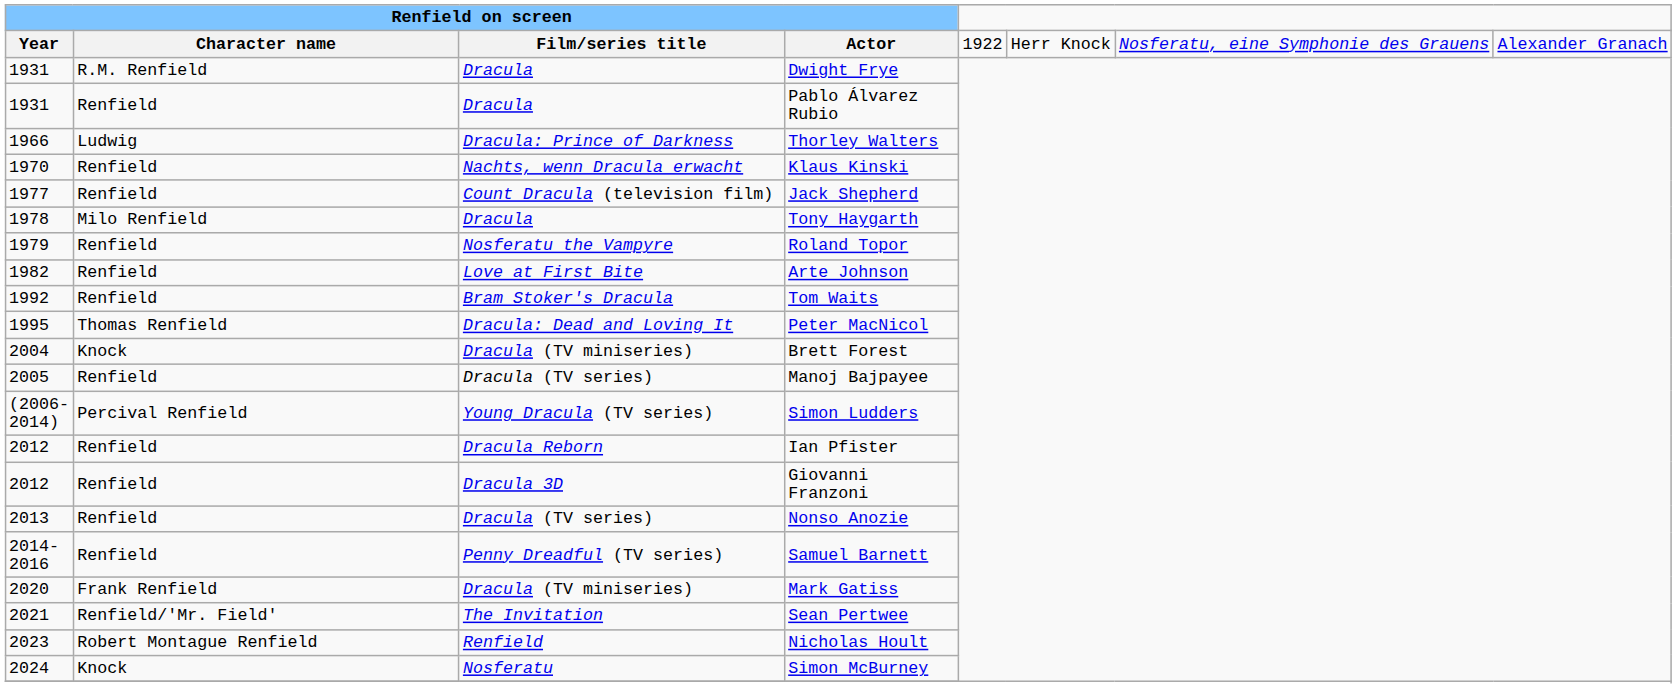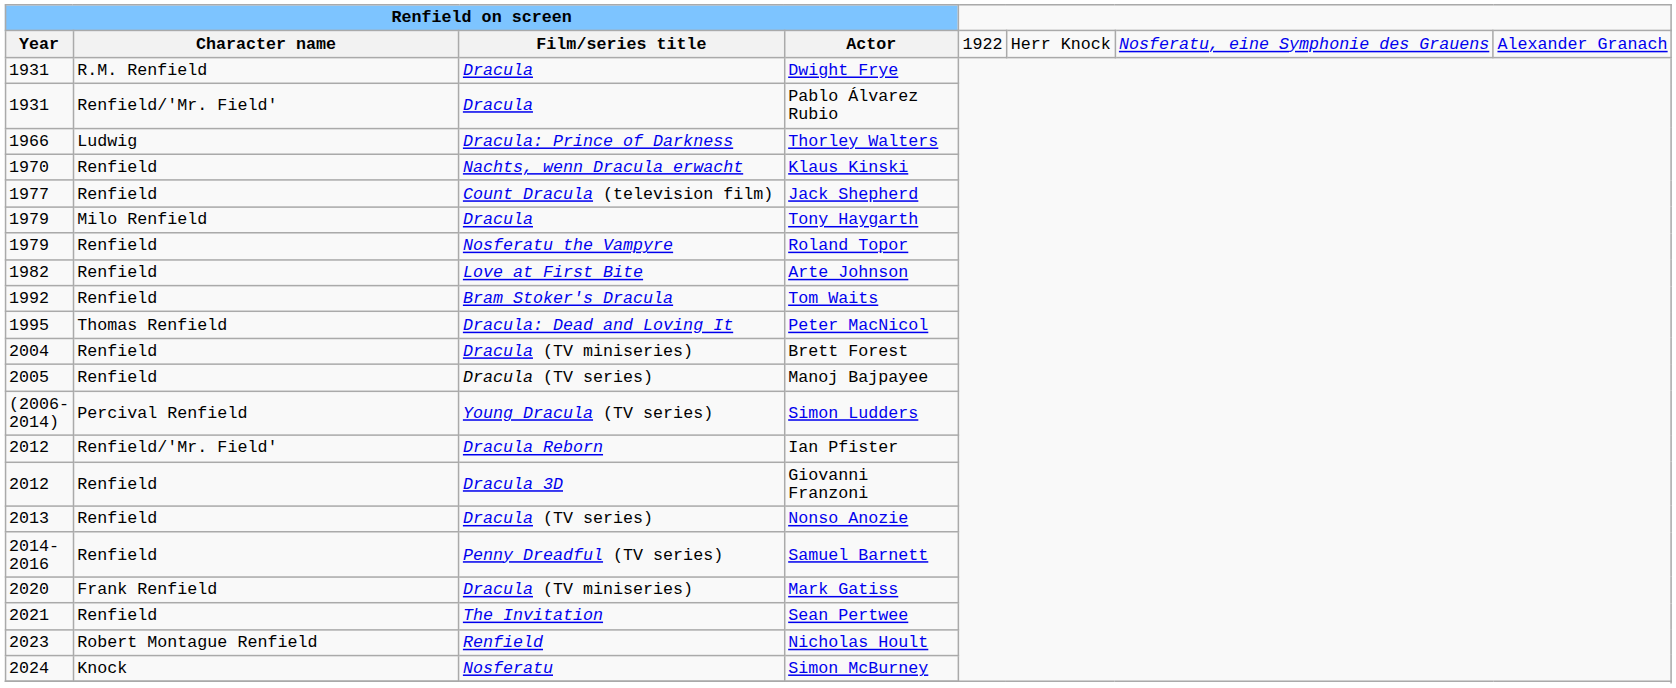(117, 106) Renfield -> (177, 106) Renfield/'Mr. Field'
(29, 220) 1978 -> (29, 220) 1979
(102, 351) Knock -> (117, 351) Renfield
(117, 448) Renfield -> (177, 448) Renfield/'Mr. Field'
(177, 616) Renfield/'Mr. Field' -> (117, 616) Renfield
